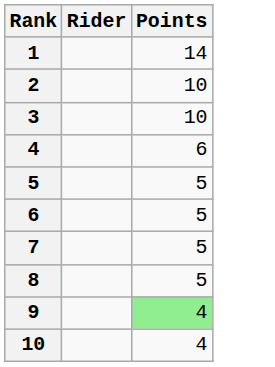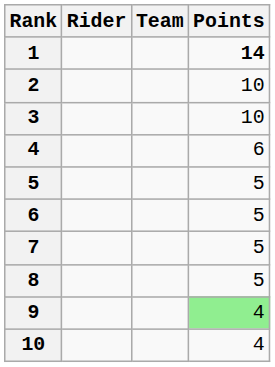+ column: (160, 21)
(196, 53) normal -> (253, 53) bold
